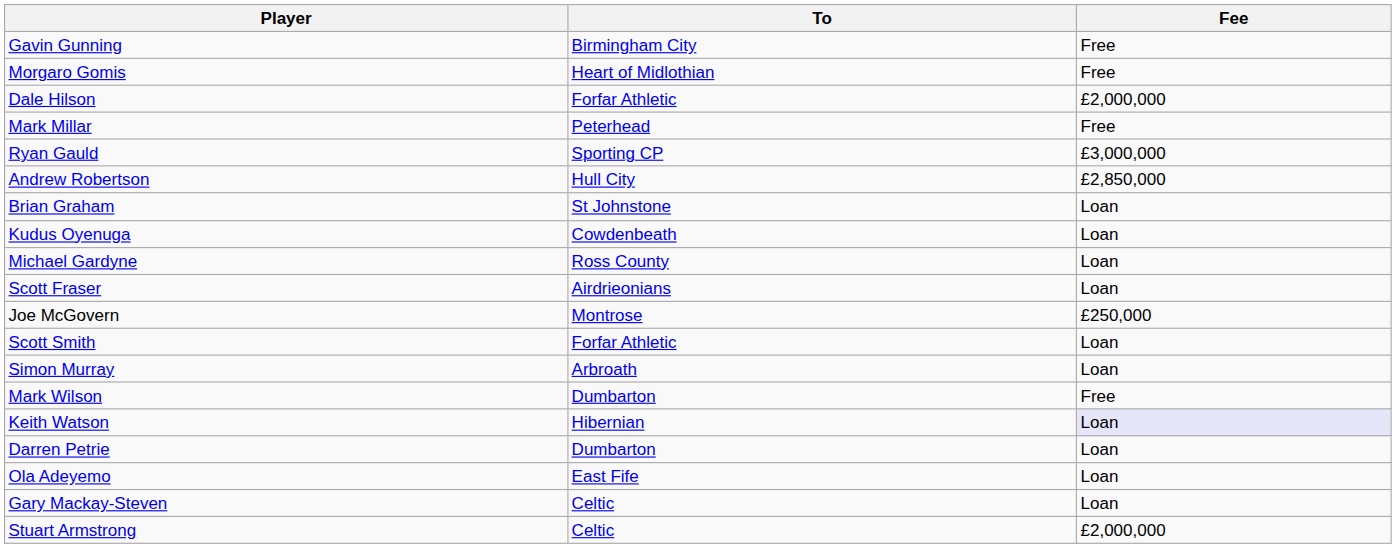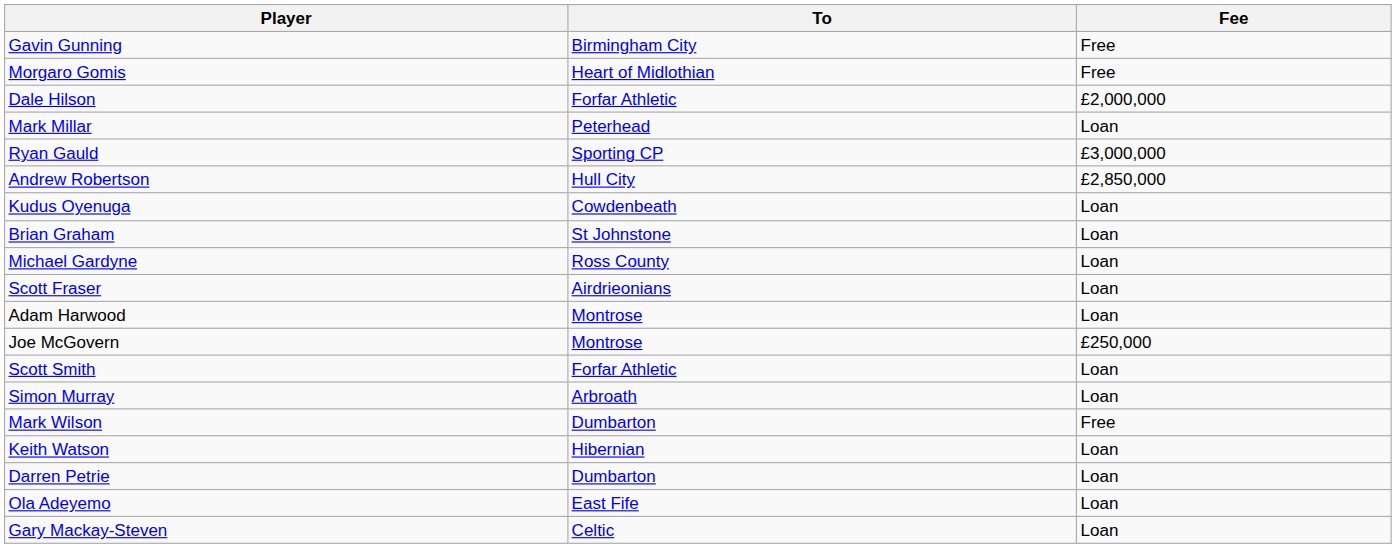(1098, 126) Free -> (1099, 126) Loan
rows swapped: (70, 234) <-> (61, 207)
+ row: (67, 315)
(1099, 422) lavender background -> (1099, 449) no background
- row: (72, 530)
